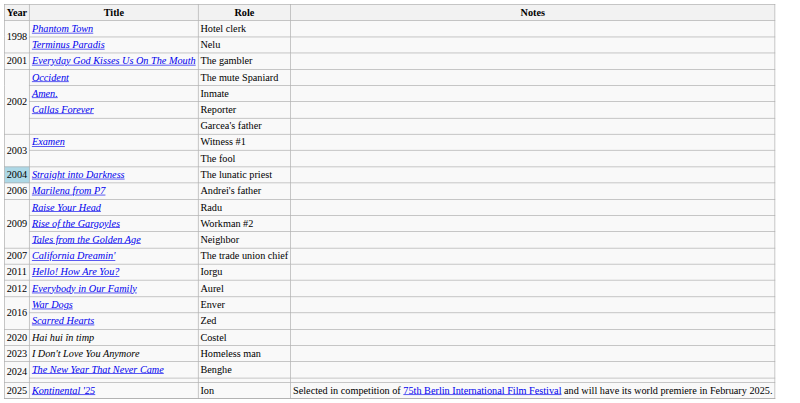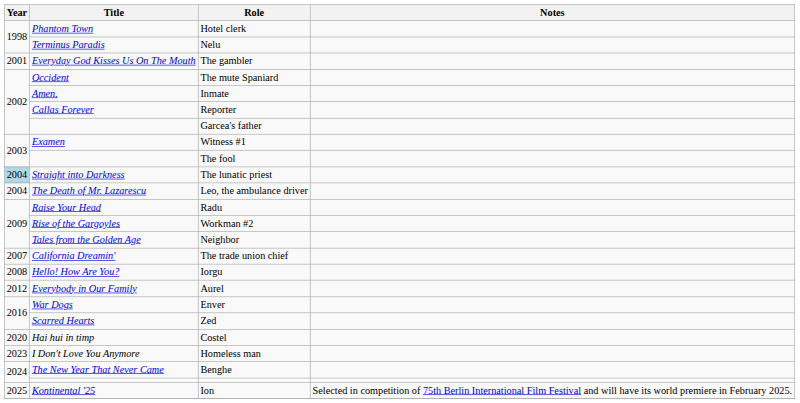+ row: (89, 191)
- row: (69, 191)
(17, 272) 2011 -> (17, 272) 2008
